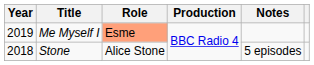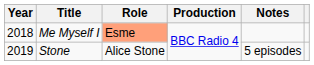(20, 32) 2019 -> (20, 32) 2018
(20, 51) 2018 -> (20, 51) 2019
